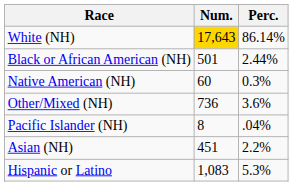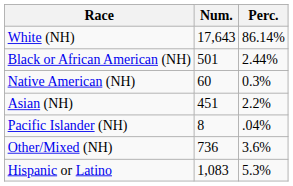(216, 37) gold background -> (216, 37) no background
rows swapped: (40, 147) <-> (60, 103)
